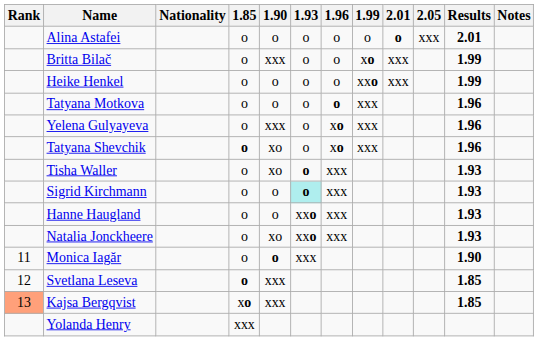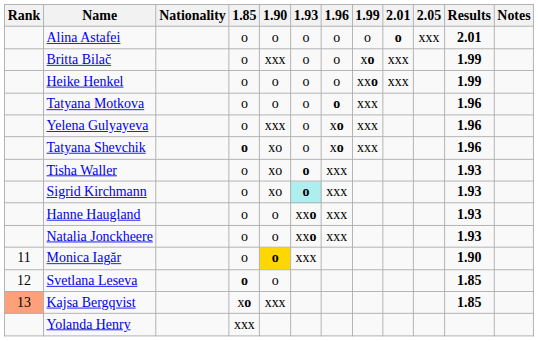(275, 192) o -> (275, 192) xo
(275, 236) xo -> (275, 236) o
(275, 258) no background -> (275, 258) gold background
(275, 280) xxx -> (275, 280) o
